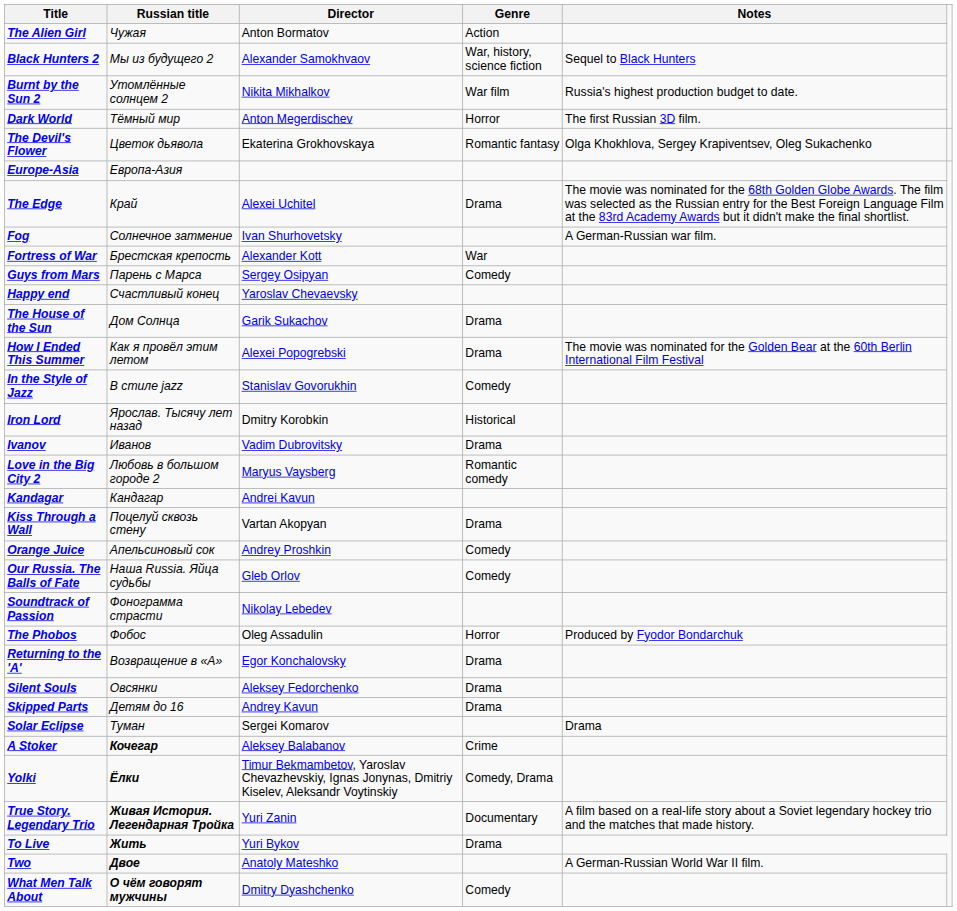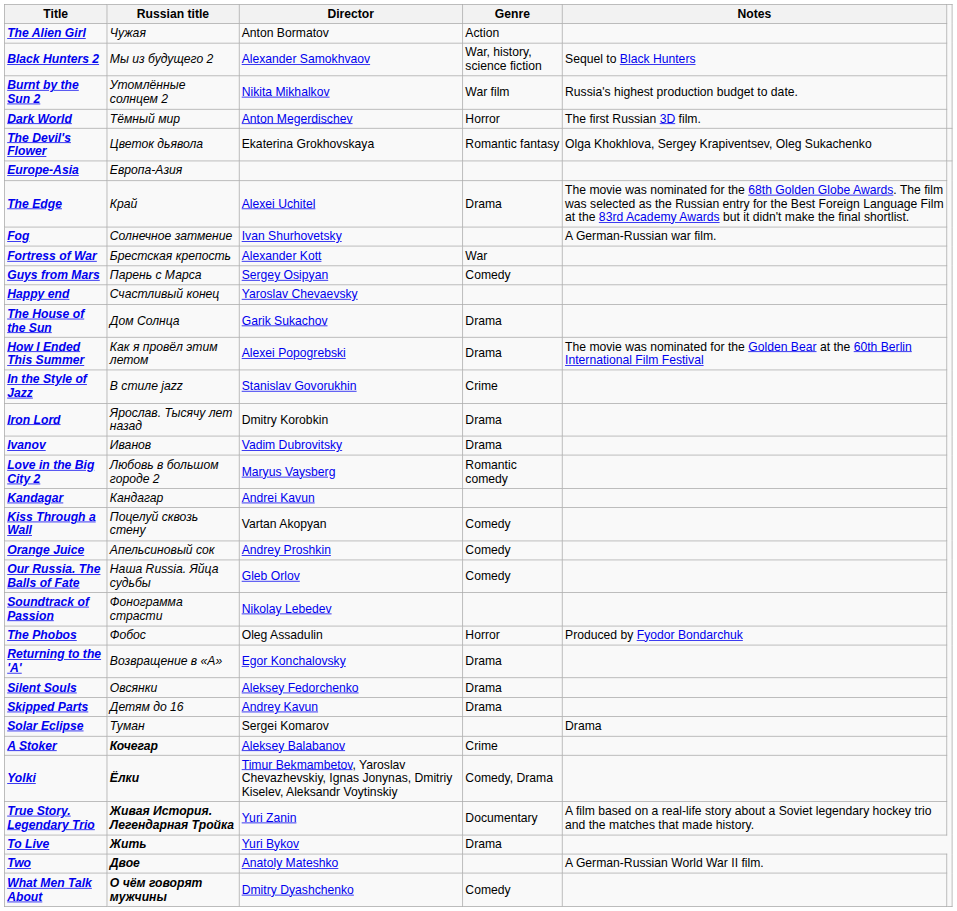(488, 386) Comedy -> (482, 386) Crime
(490, 419) Historical -> (484, 419) Drama
(484, 524) Drama -> (488, 524) Comedy
